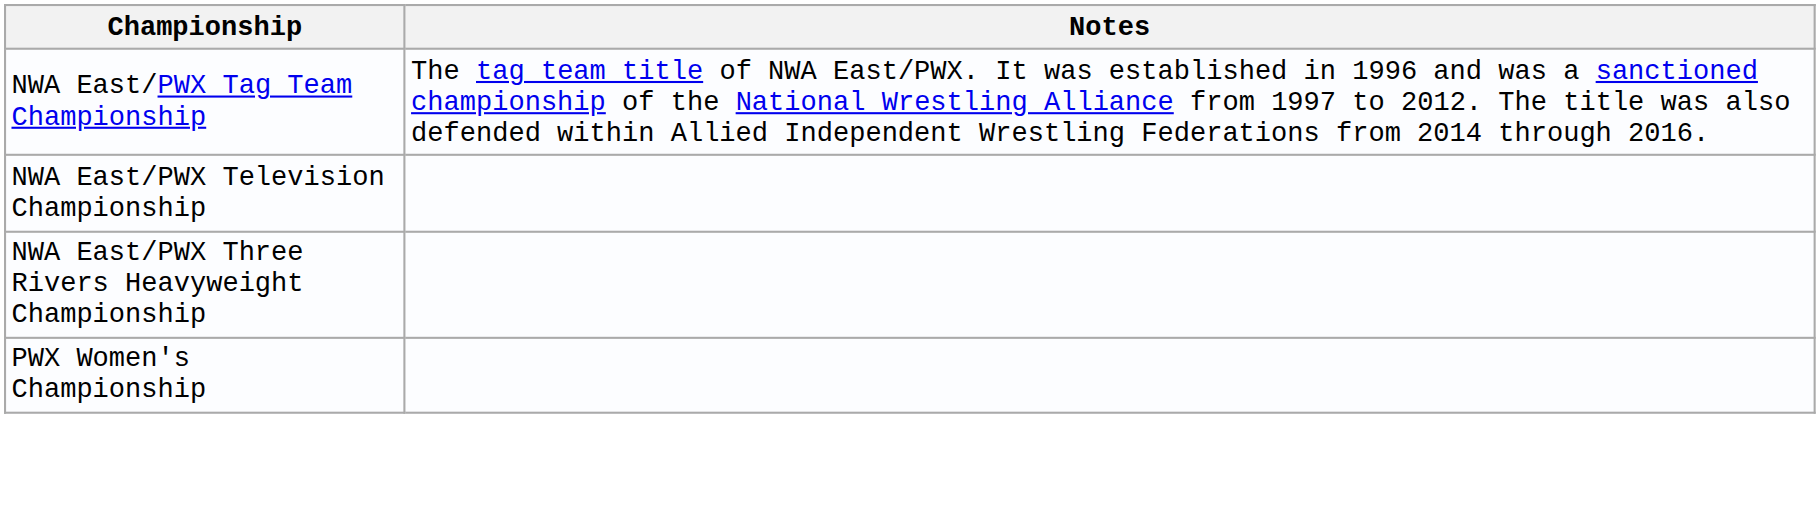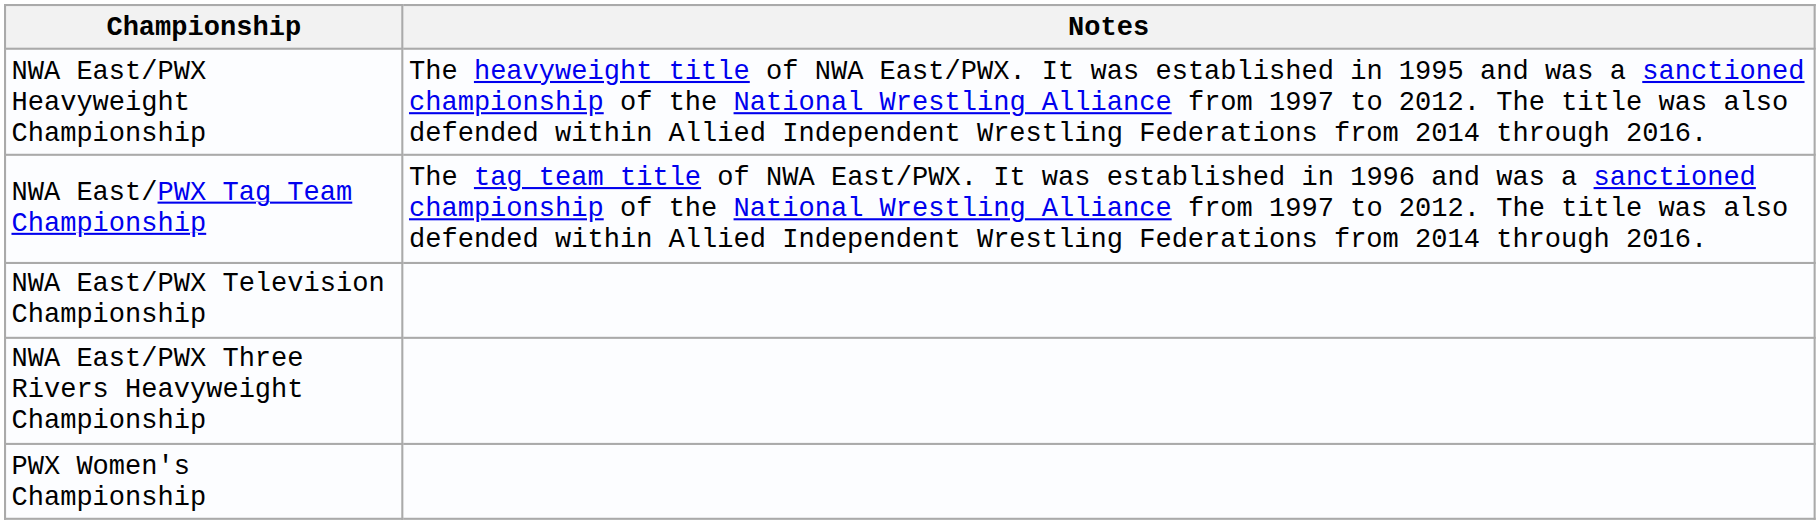+ row: (109, 102)
